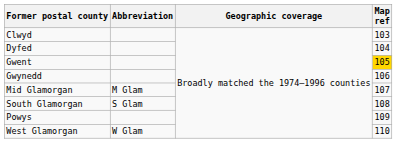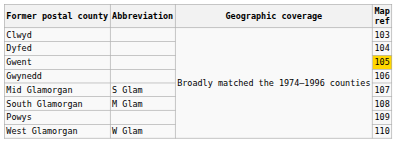(127, 90) M Glam -> (127, 90) S Glam
(127, 104) S Glam -> (127, 104) M Glam
